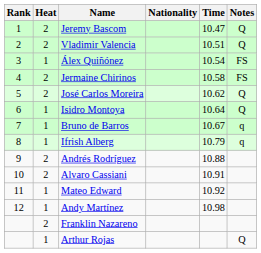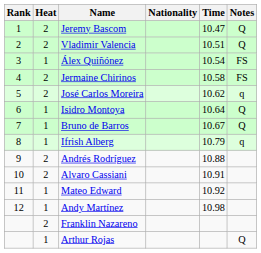(242, 93) Q -> (242, 93) q
(242, 126) q -> (242, 126) Q
